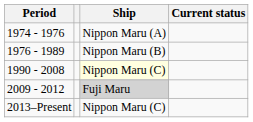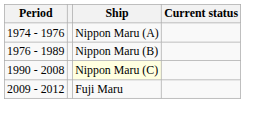(106, 88) lightgrey background -> (99, 88) no background
- row: (39, 107)
